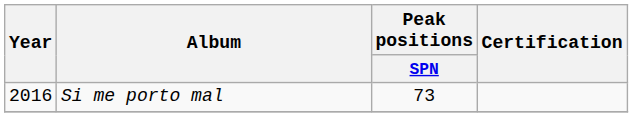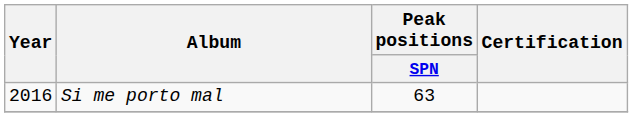(424, 97) 73 -> (424, 97) 63
